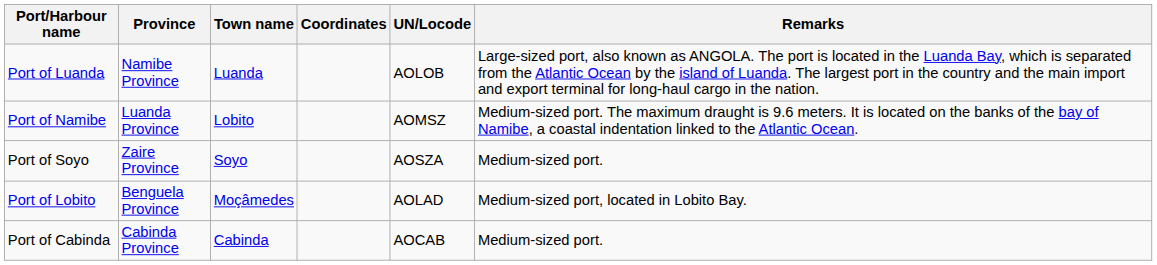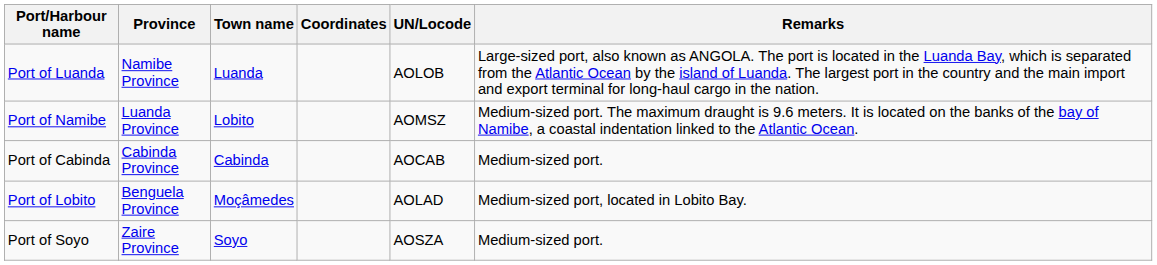rows swapped: (48, 160) <-> (59, 240)
